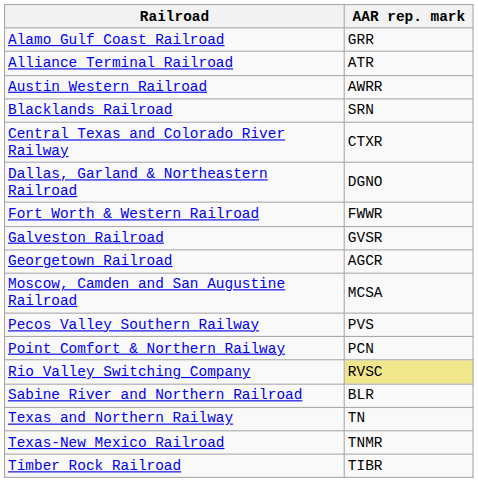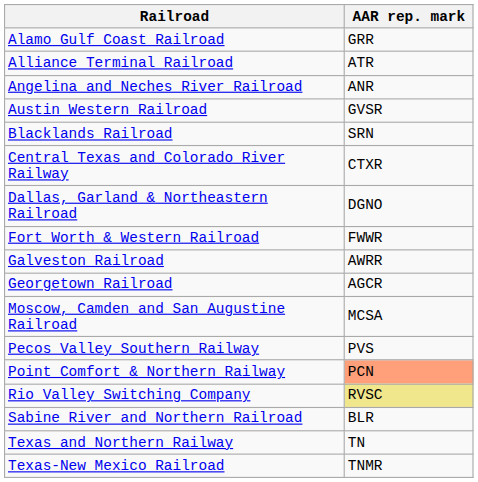+ row: (155, 87)
(365, 87) AWRR -> (365, 110) GVSR
(365, 238) GVSR -> (365, 261) AWRR
(361, 348) no background -> (361, 372) lightsalmon background
- row: (95, 466)
